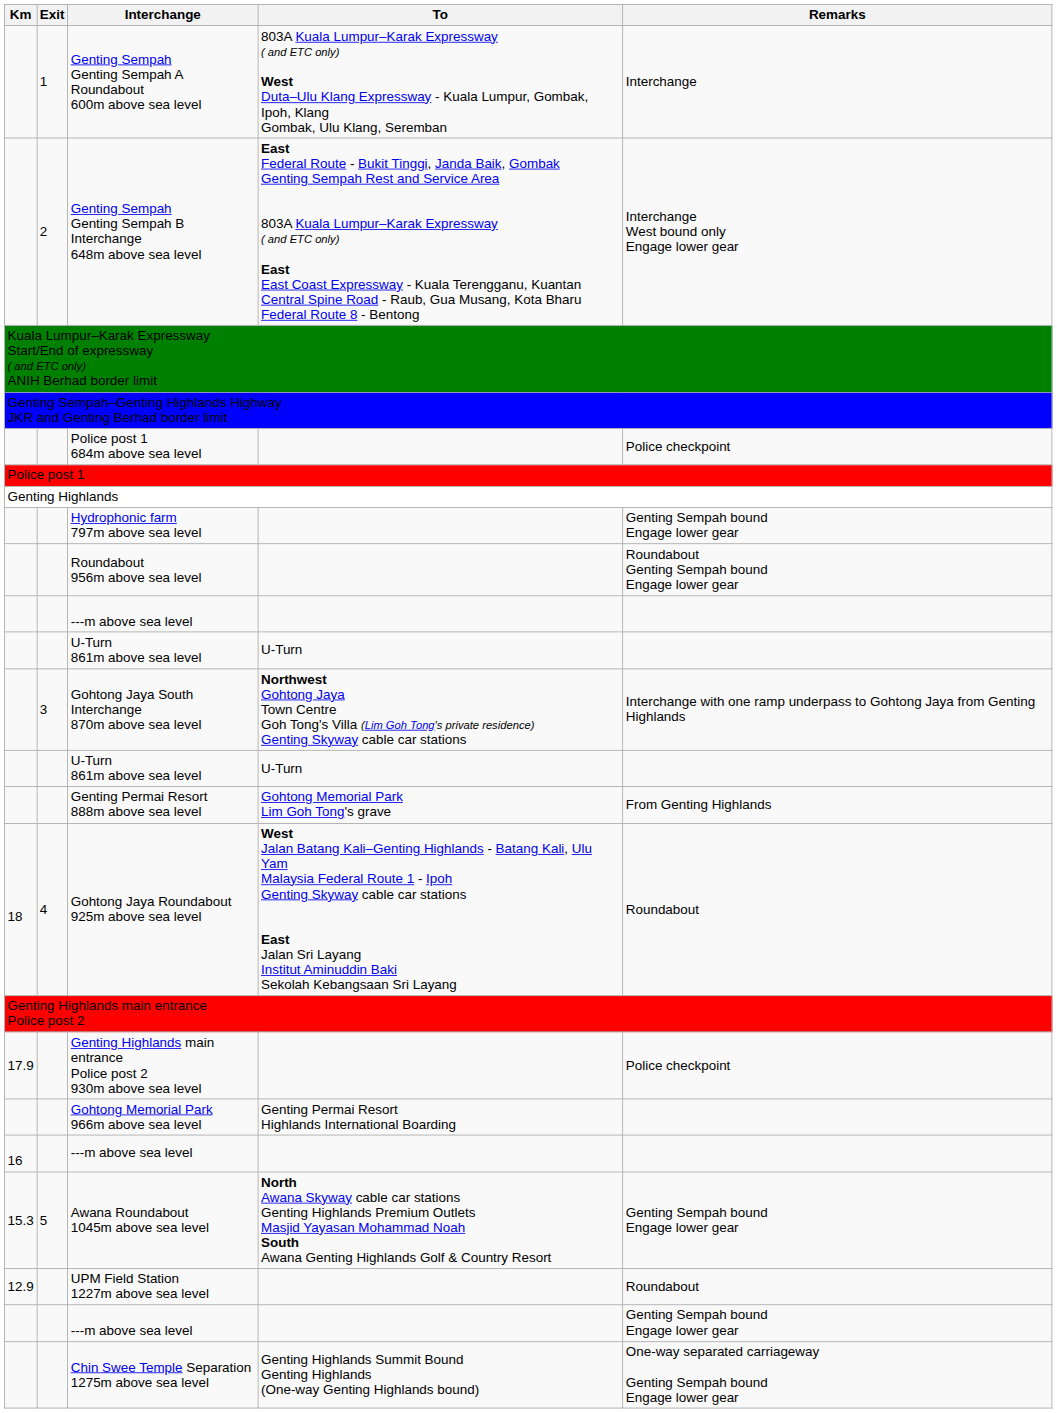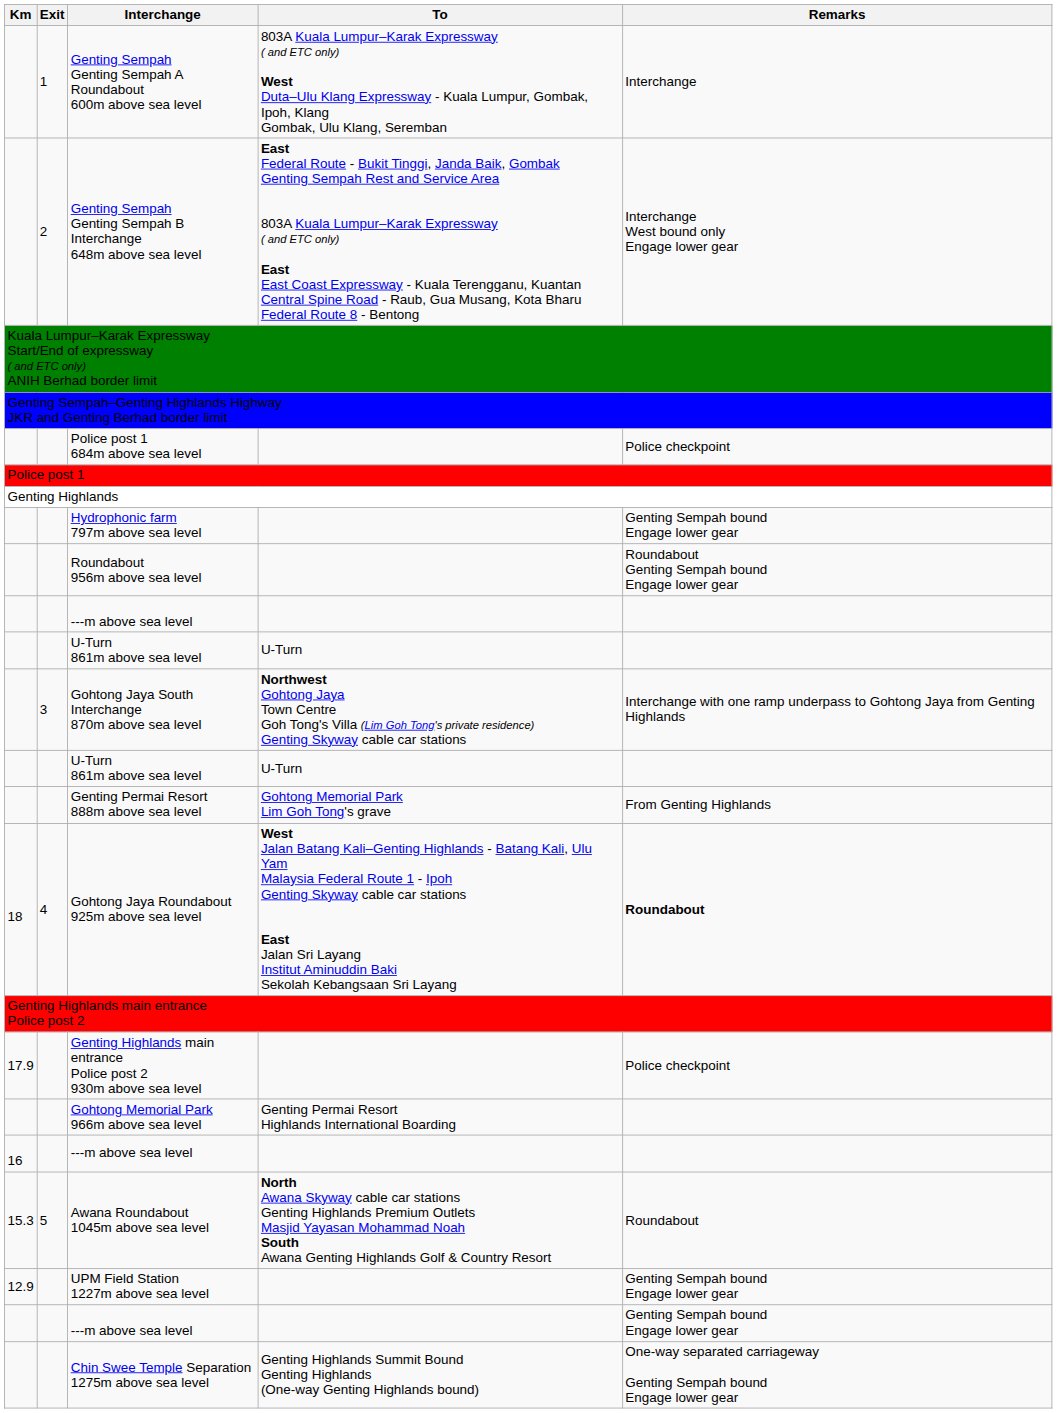(662, 909) normal -> (665, 909) bold
(697, 1220) Genting Sempah bound Engage lower gear -> (662, 1220) Roundabout
(662, 1286) Roundabout -> (696, 1286) Genting Sempah bound Engage lower gear
